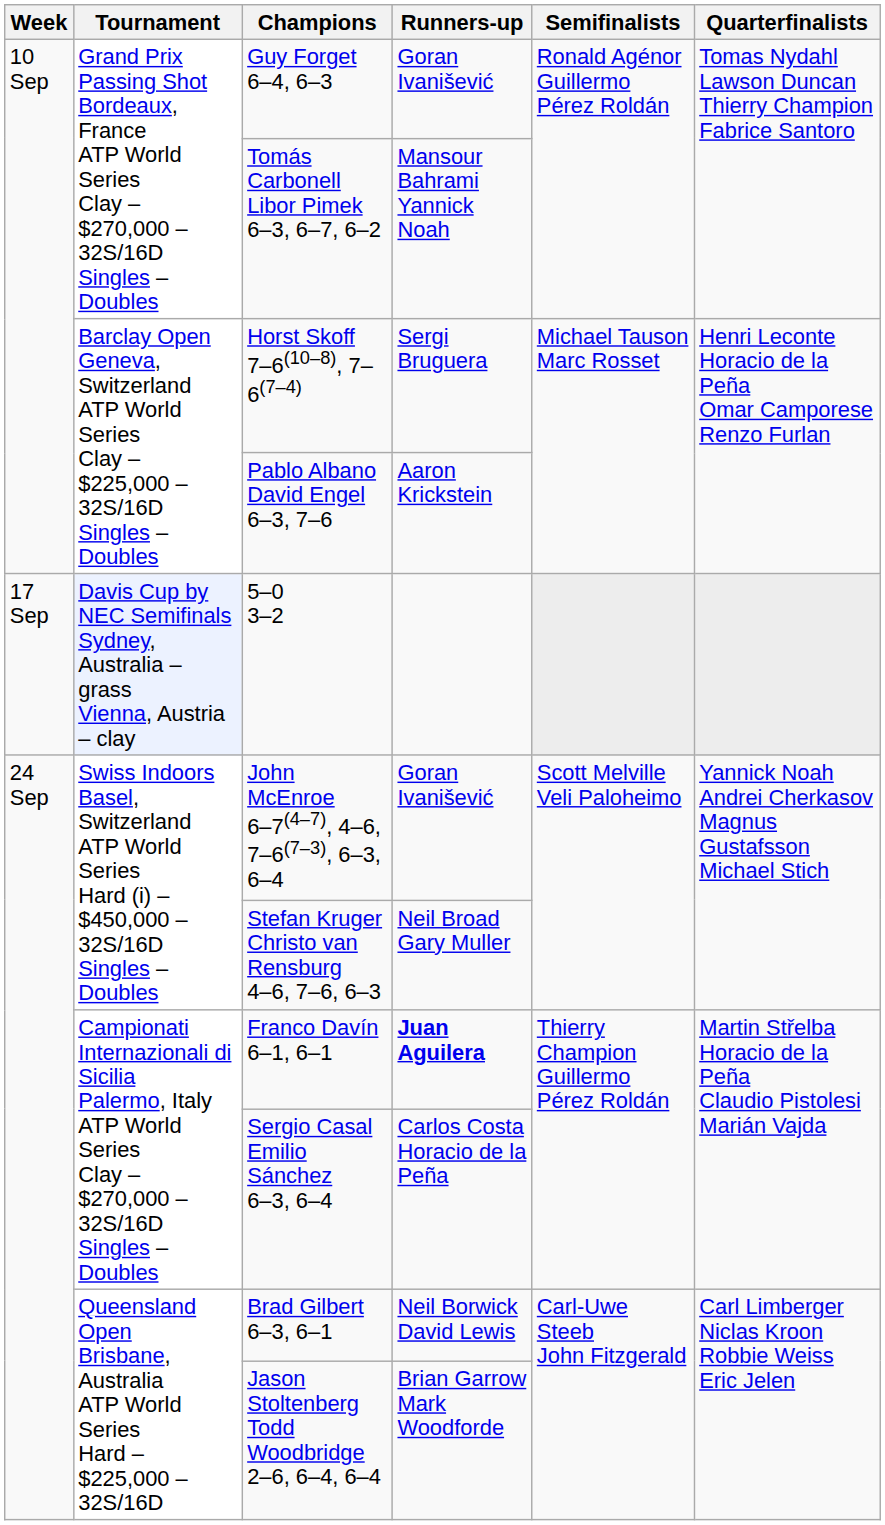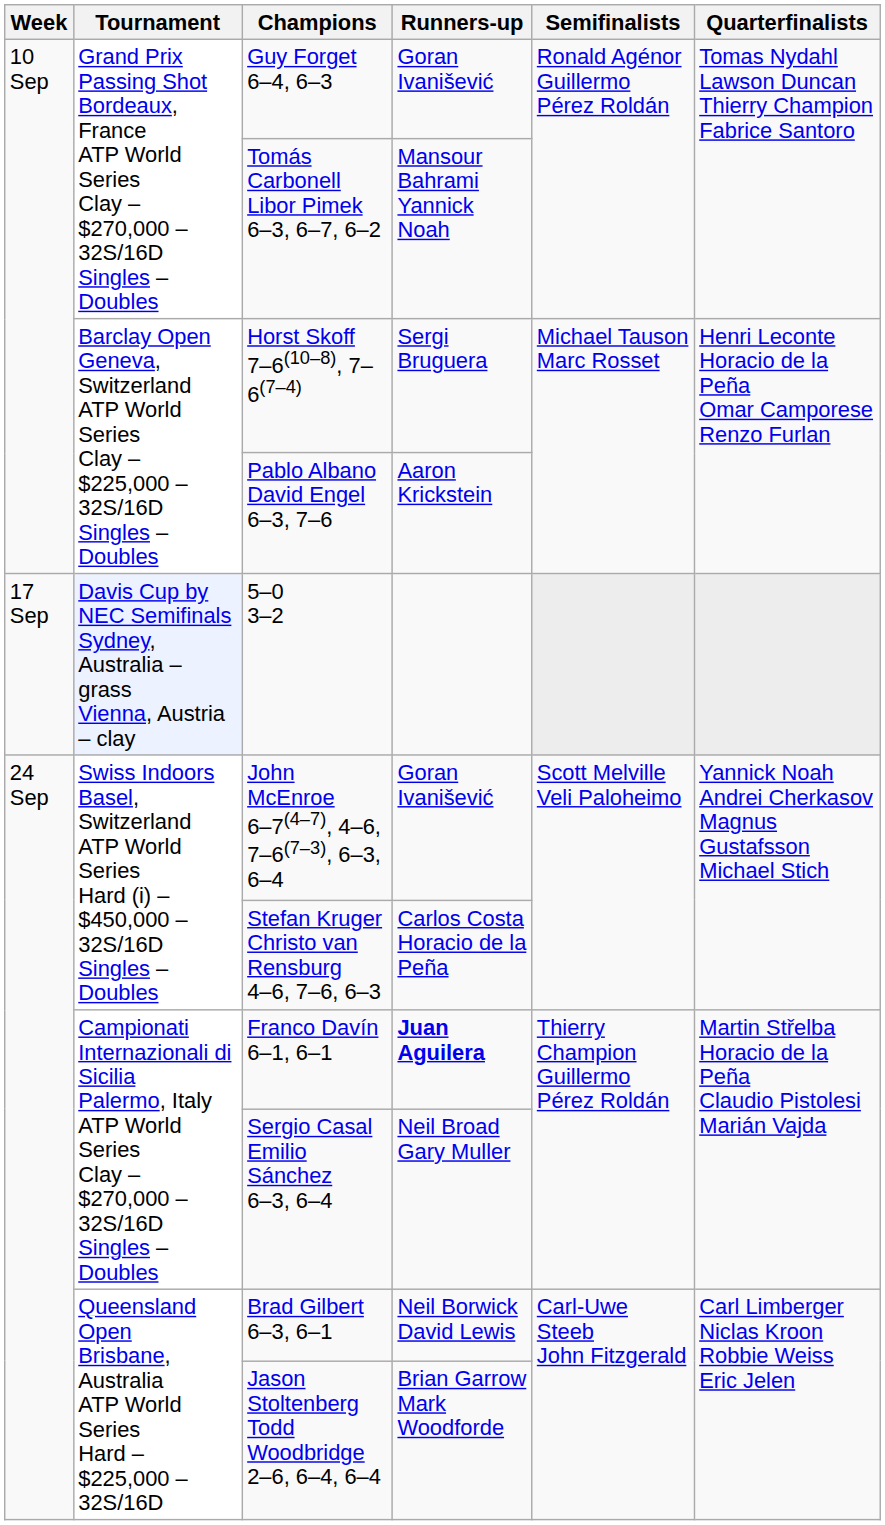(454, 930) Neil Broad Gary Muller -> (462, 942) Carlos Costa Horacio de la Peña
(462, 1151) Carlos Costa Horacio de la Peña -> (454, 1139) Neil Broad Gary Muller
